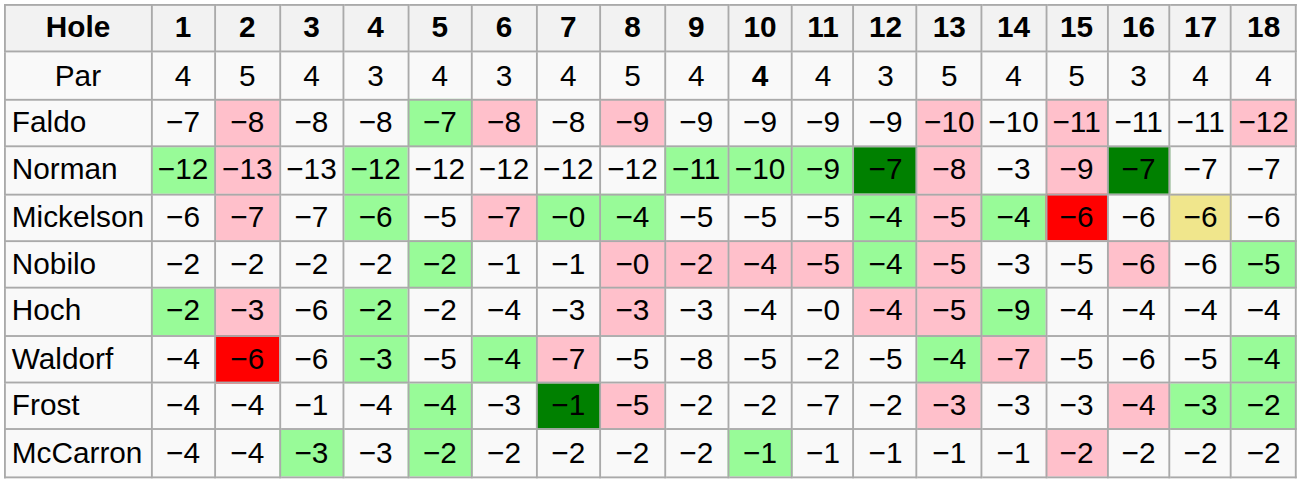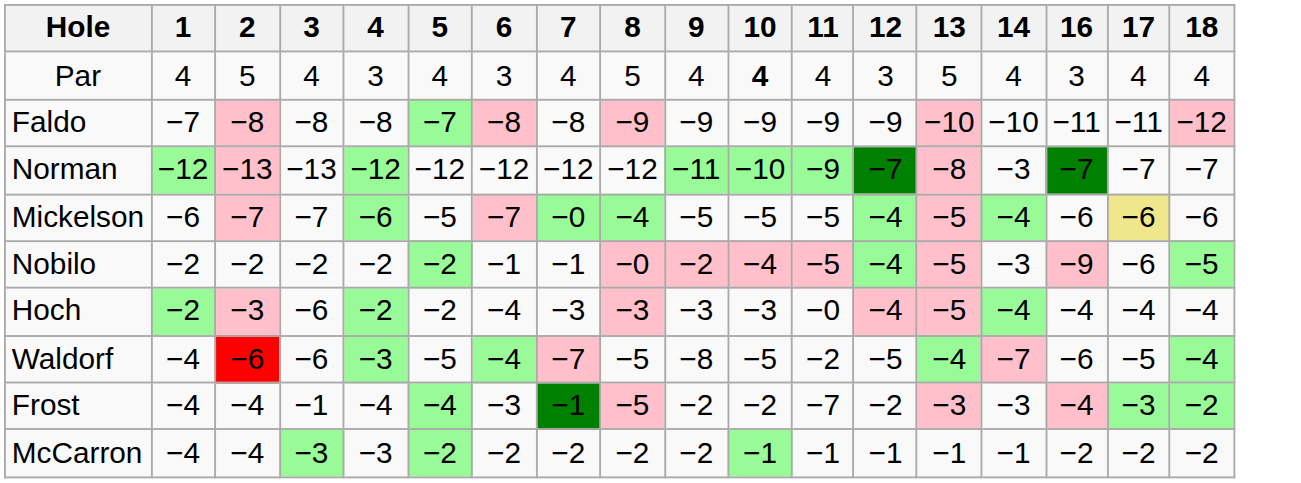- column: (1077, 28)
(1139, 264) −6 -> (1077, 264) −9
(760, 311) −4 -> (760, 311) −3
(1013, 311) −9 -> (1013, 311) −4
